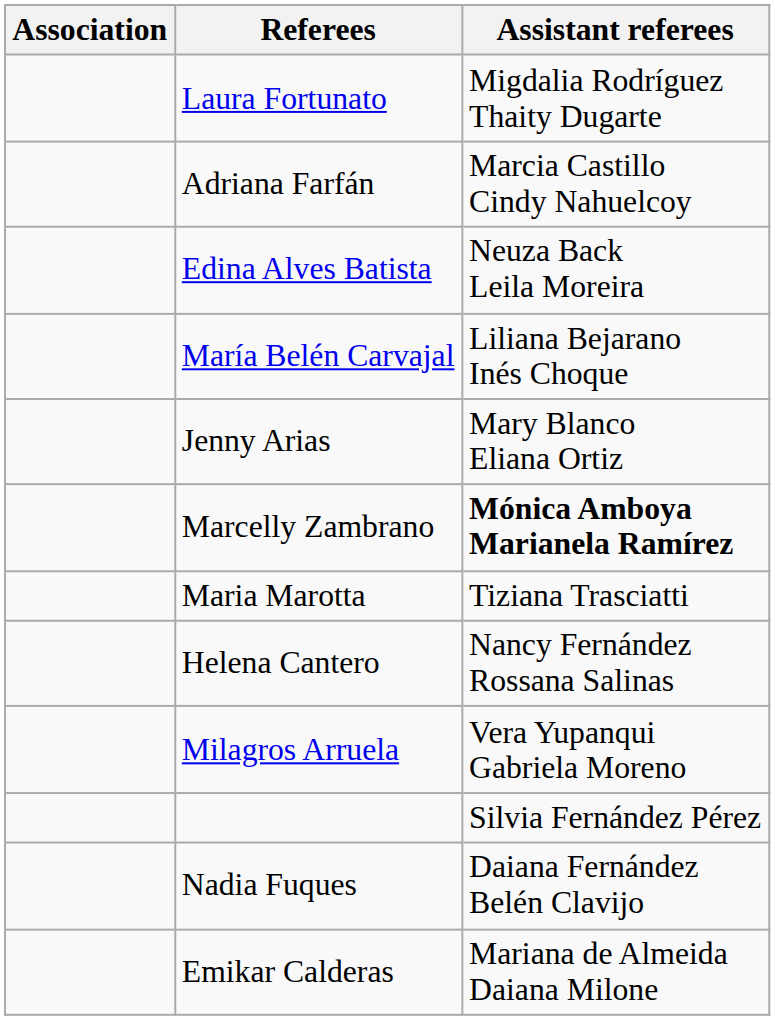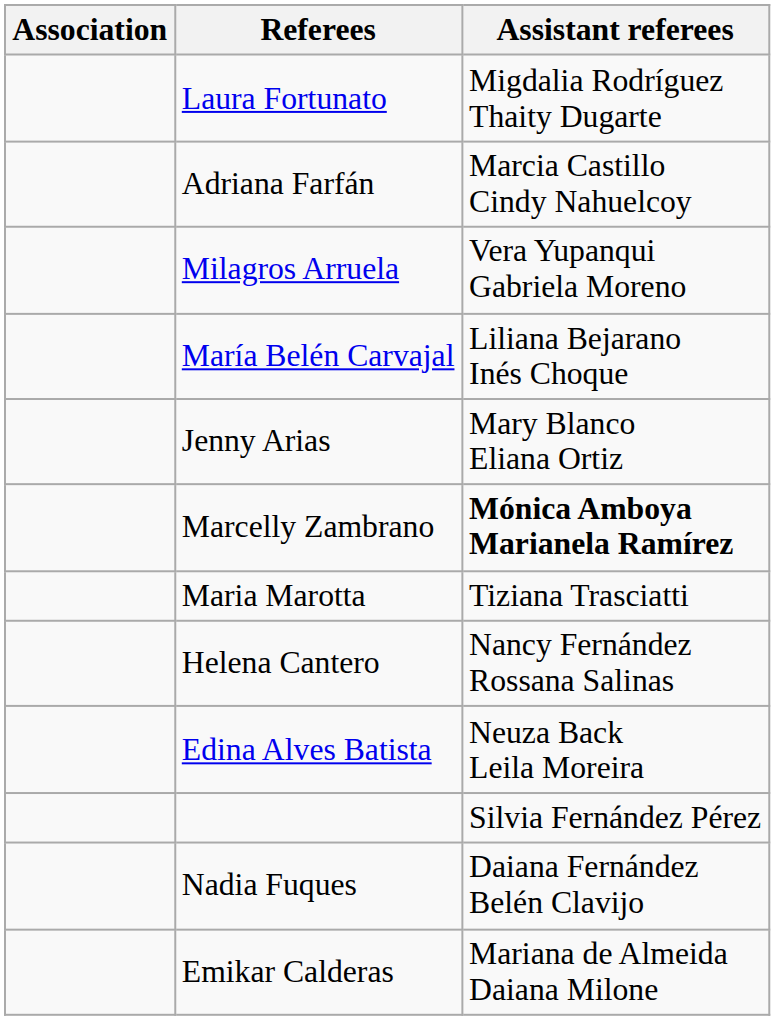rows swapped: (307, 269) <-> (290, 749)
